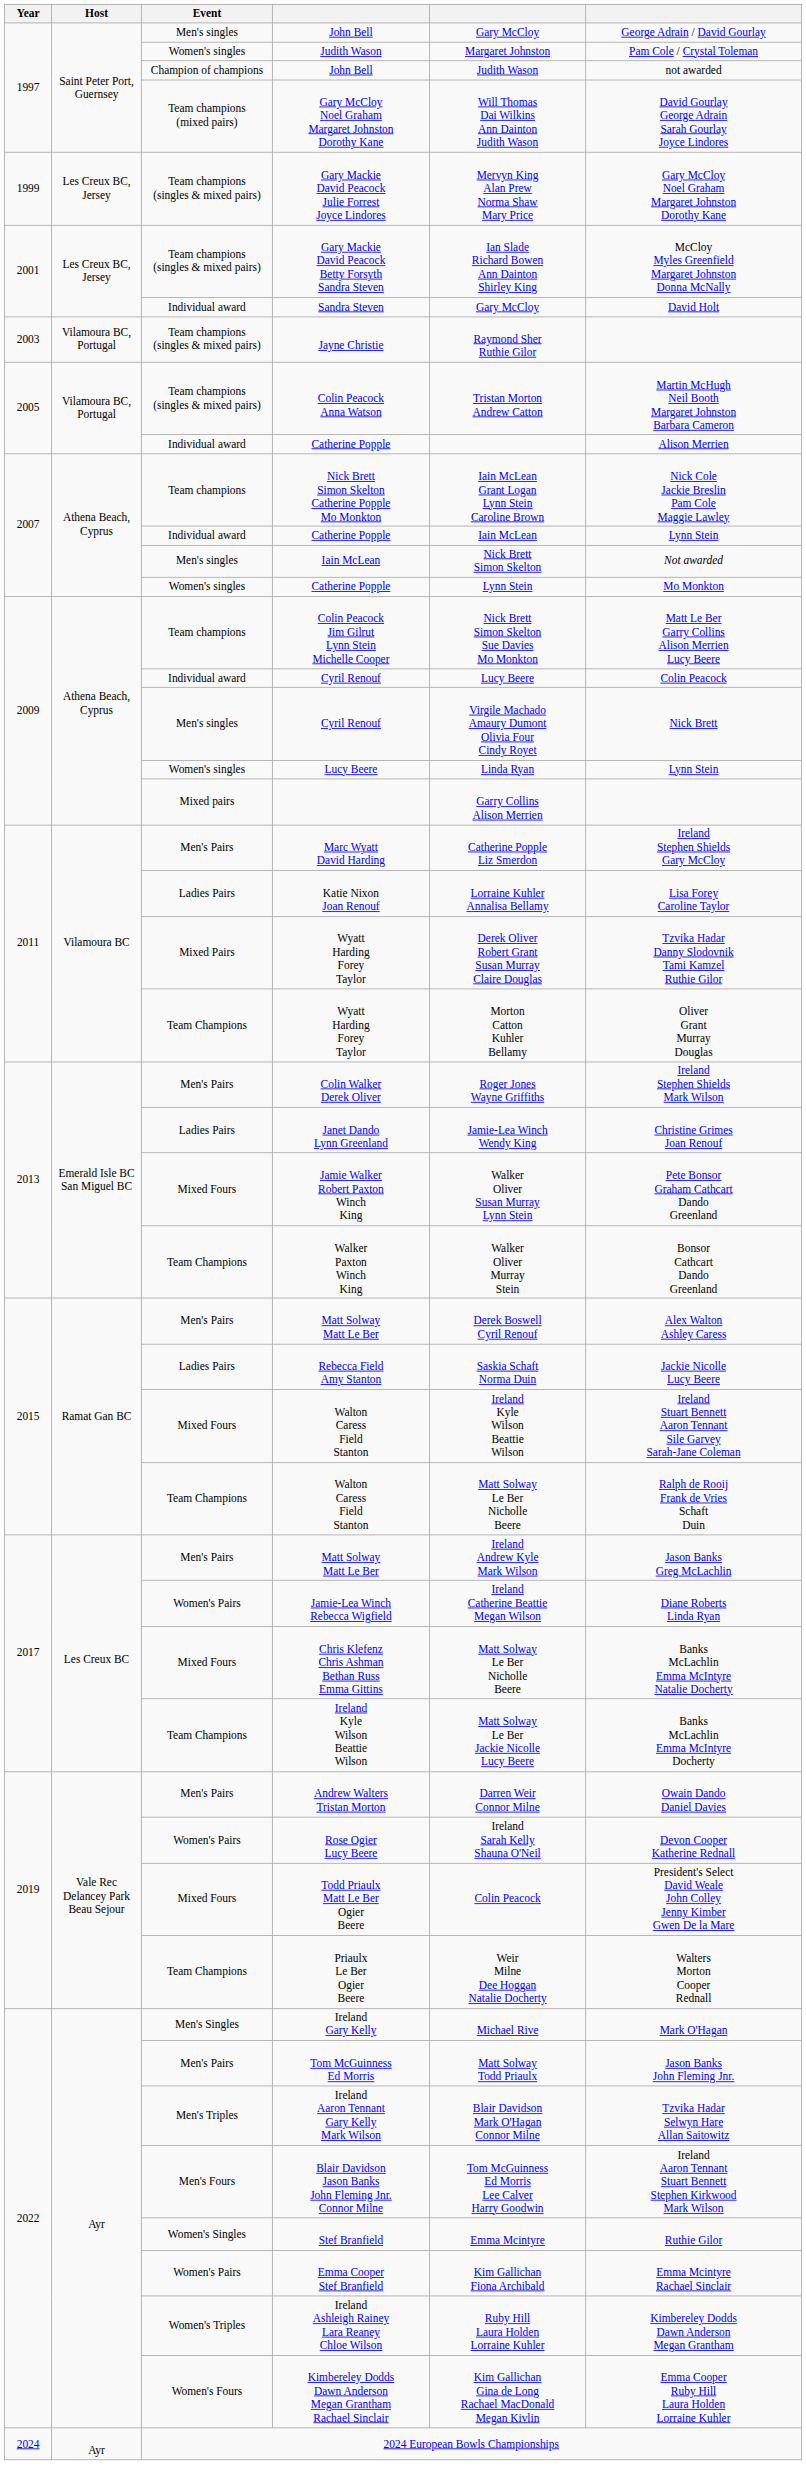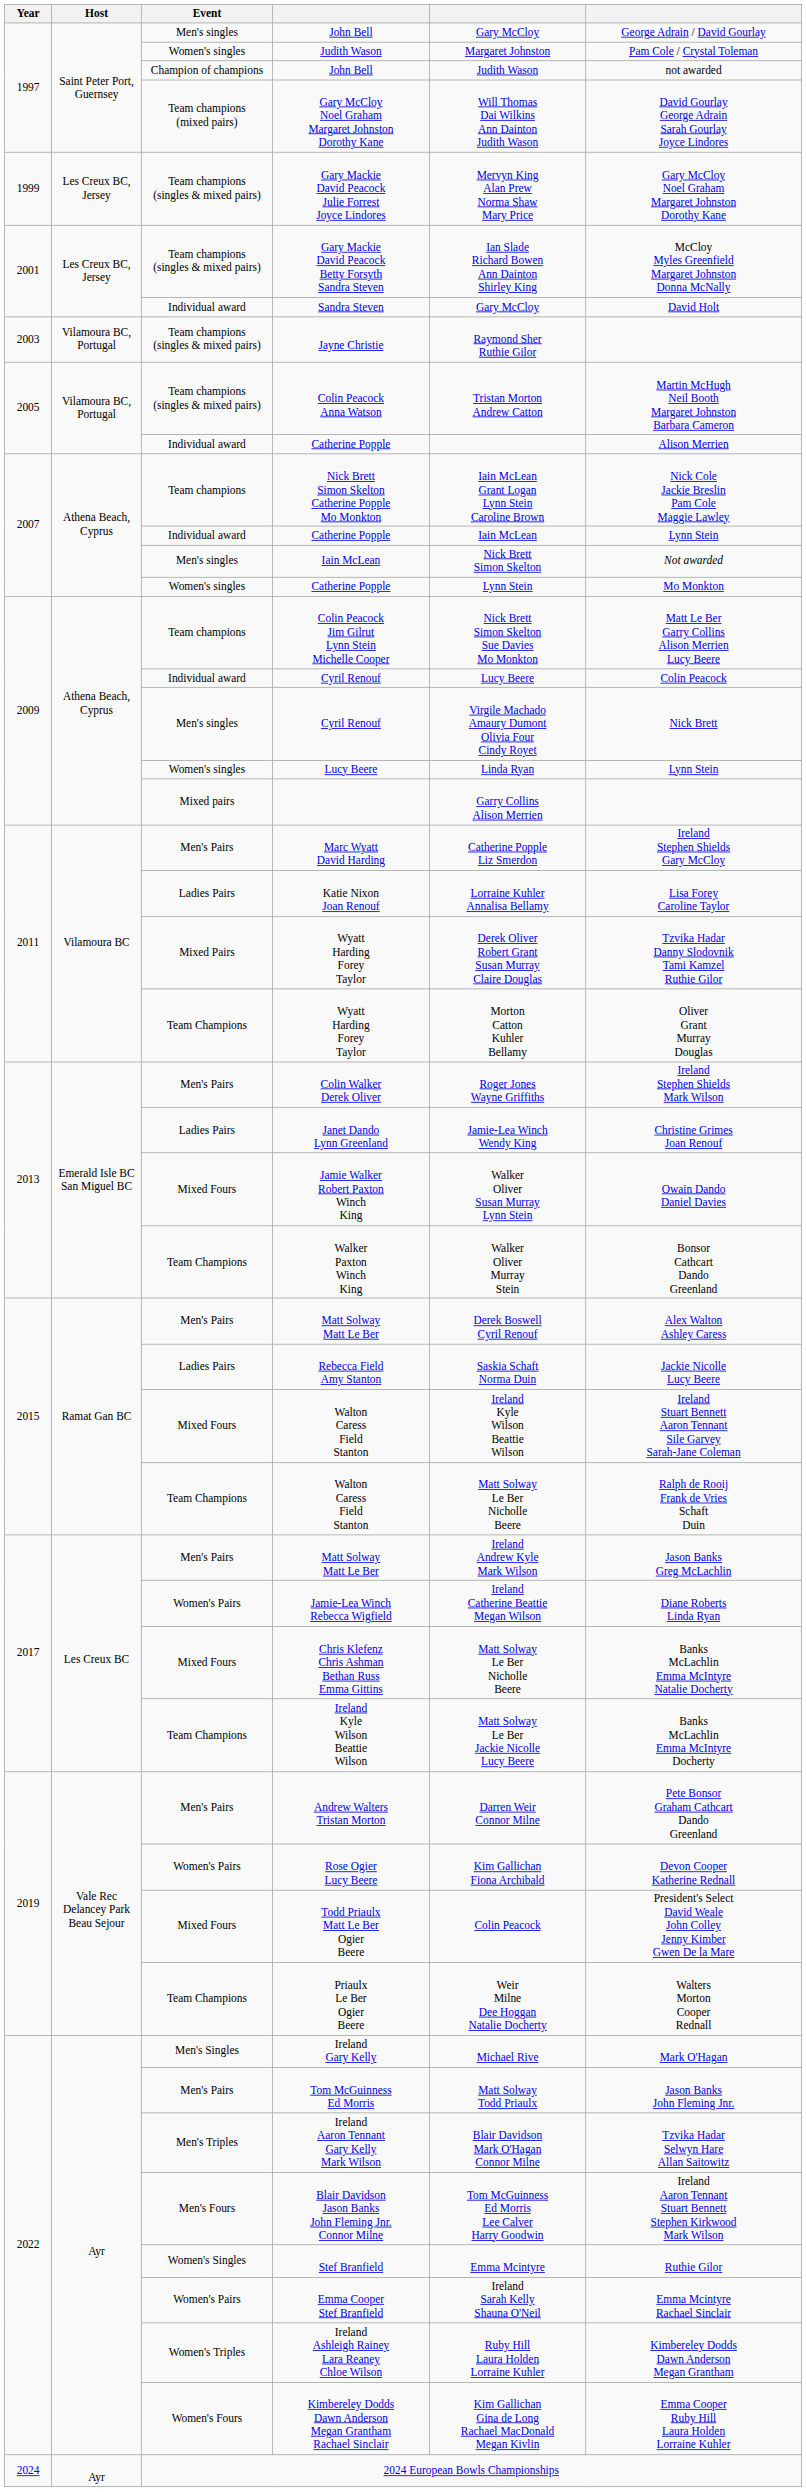(694, 1195) Pete Bonsor Graham Cathcart Dando Greenland -> (694, 1195) Owain Dando Daniel Davies
(694, 1800) Owain Dando Daniel Davies -> (694, 1814) Pete Bonsor Graham Cathcart Dando Greenland
(508, 1839) Ireland Sarah Kelly Shauna O'Neil -> (508, 1873) Kim Gallichan Fiona Archibald
(508, 2279) Kim Gallichan Fiona Archibald -> (508, 2299) Ireland Sarah Kelly Shauna O'Neil
